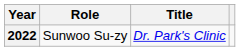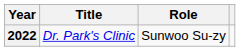columns swapped: (180, 14) <-> (85, 14)
